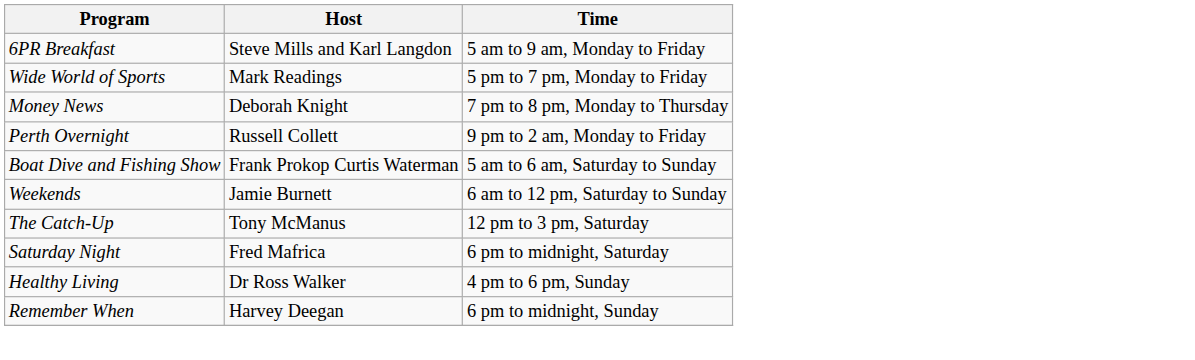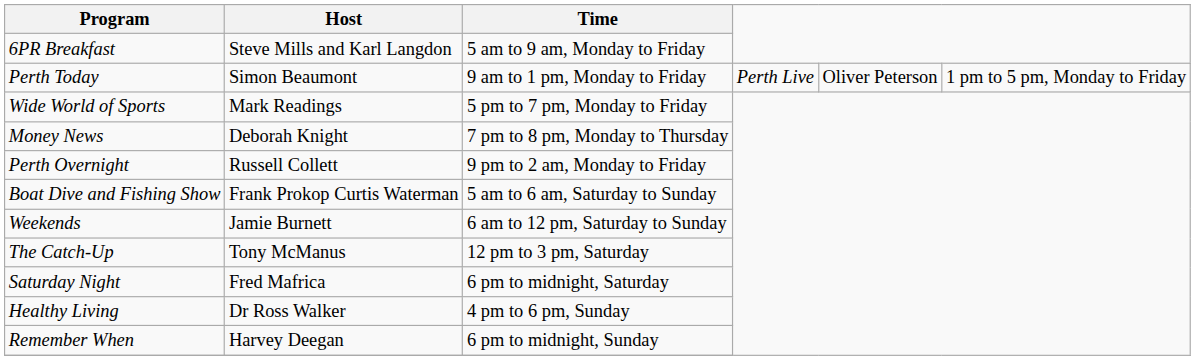+ row: (54, 77)
